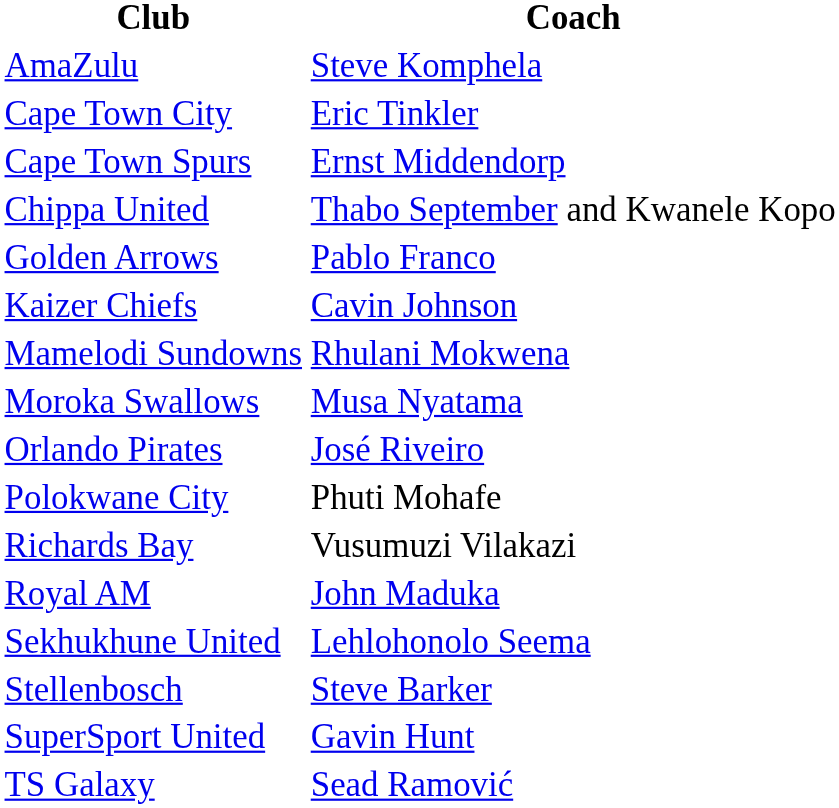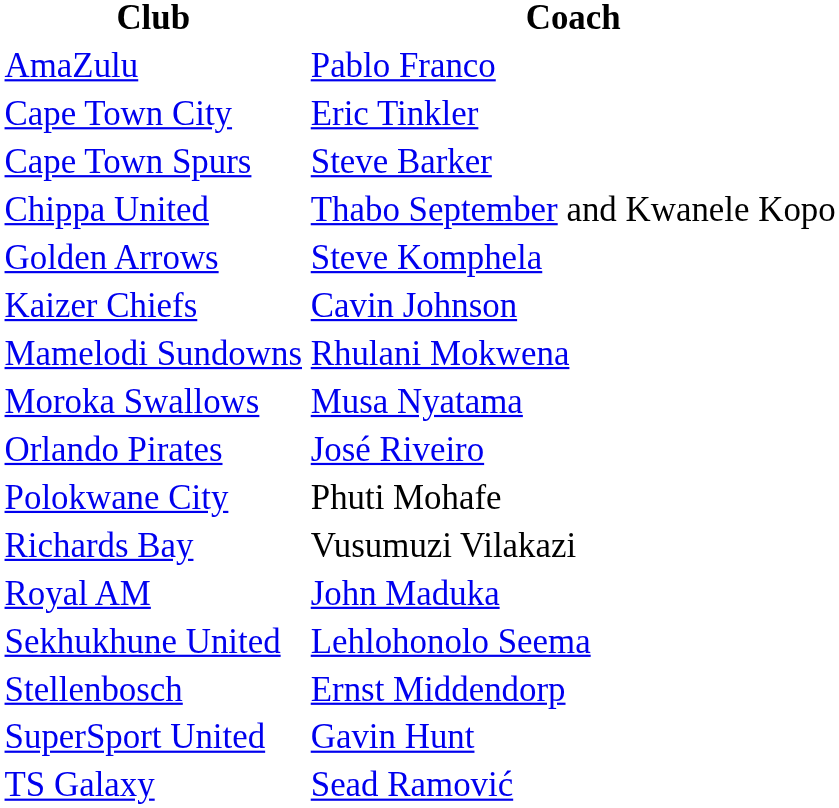(426, 65) Steve Komphela -> (403, 65) Pablo Franco
(438, 161) Ernst Middendorp -> (401, 161) Steve Barker
(403, 257) Pablo Franco -> (426, 257) Steve Komphela
(401, 689) Steve Barker -> (438, 689) Ernst Middendorp
